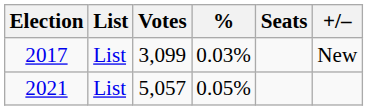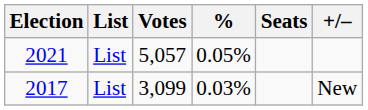rows swapped: (46, 54) <-> (46, 88)
